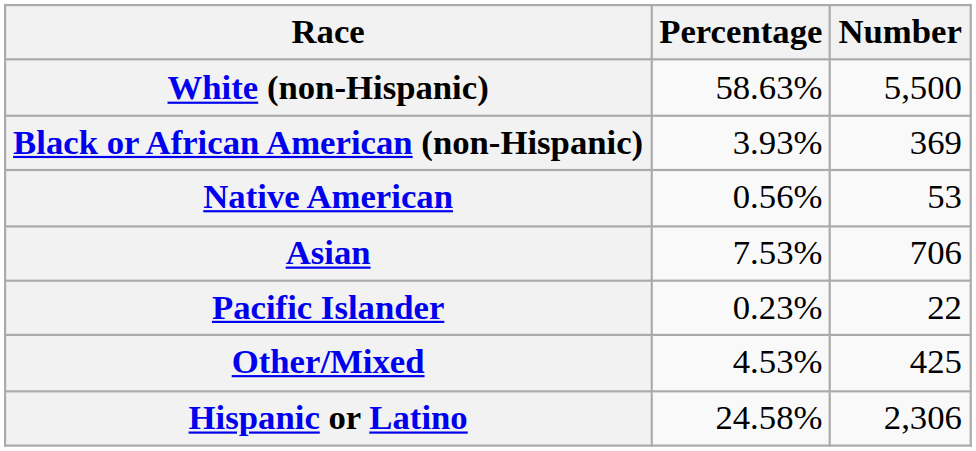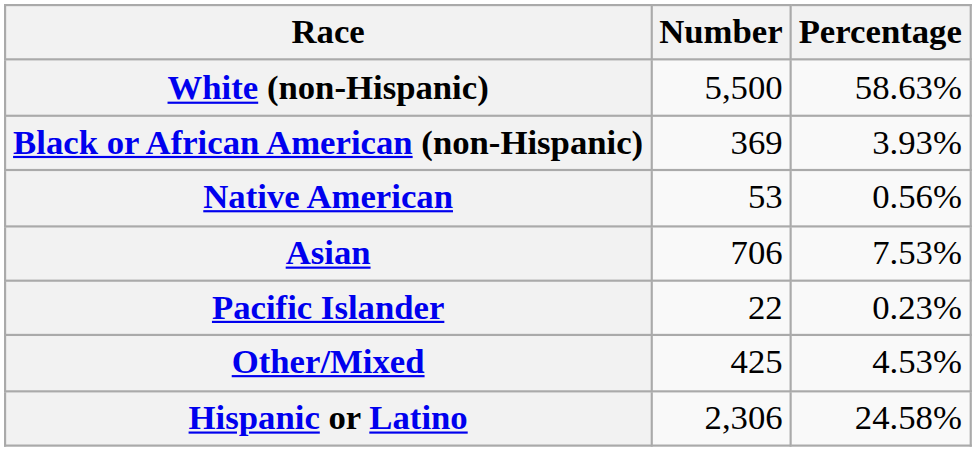columns swapped: (900, 32) <-> (741, 32)
